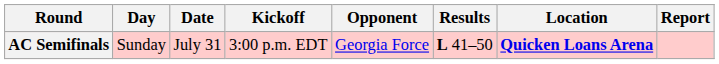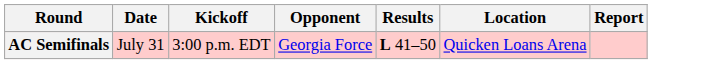- column: (141, 18)
(577, 45) bold -> (515, 45) normal
